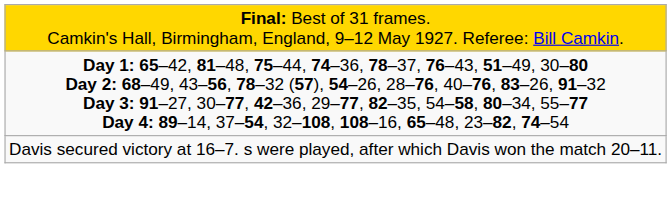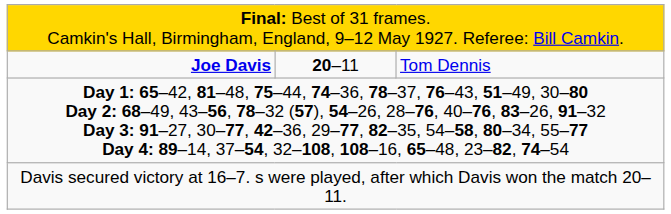+ row: (231, 65)
